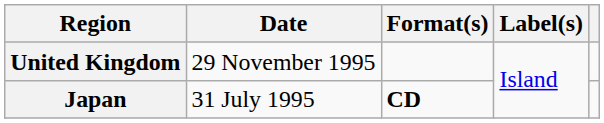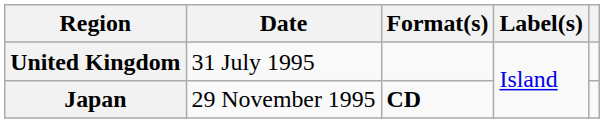(283, 61) 29 November 1995 -> (253, 61) 31 July 1995
(253, 99) 31 July 1995 -> (283, 99) 29 November 1995
